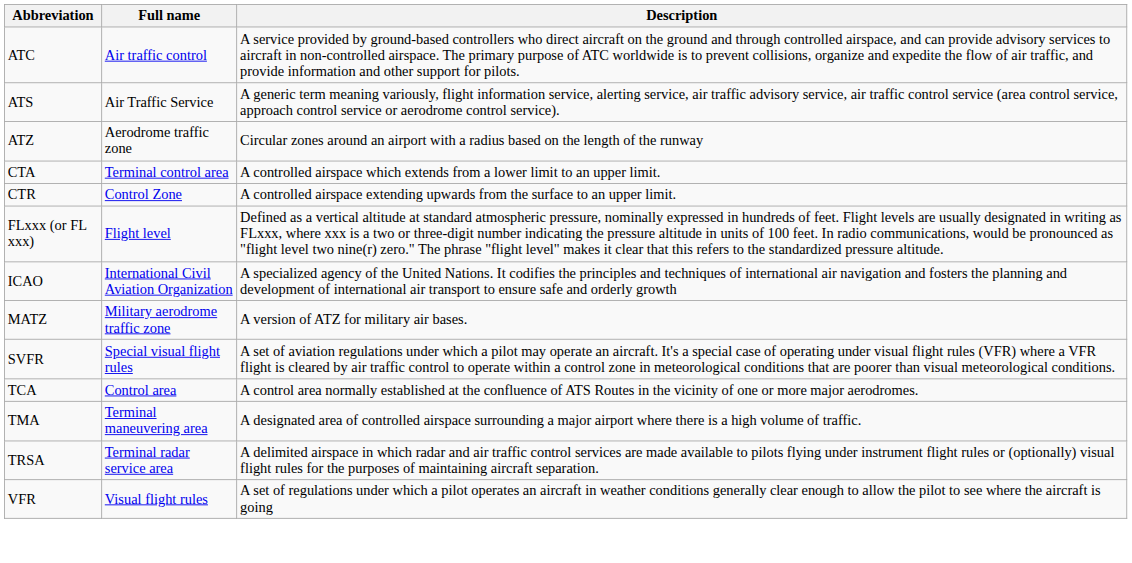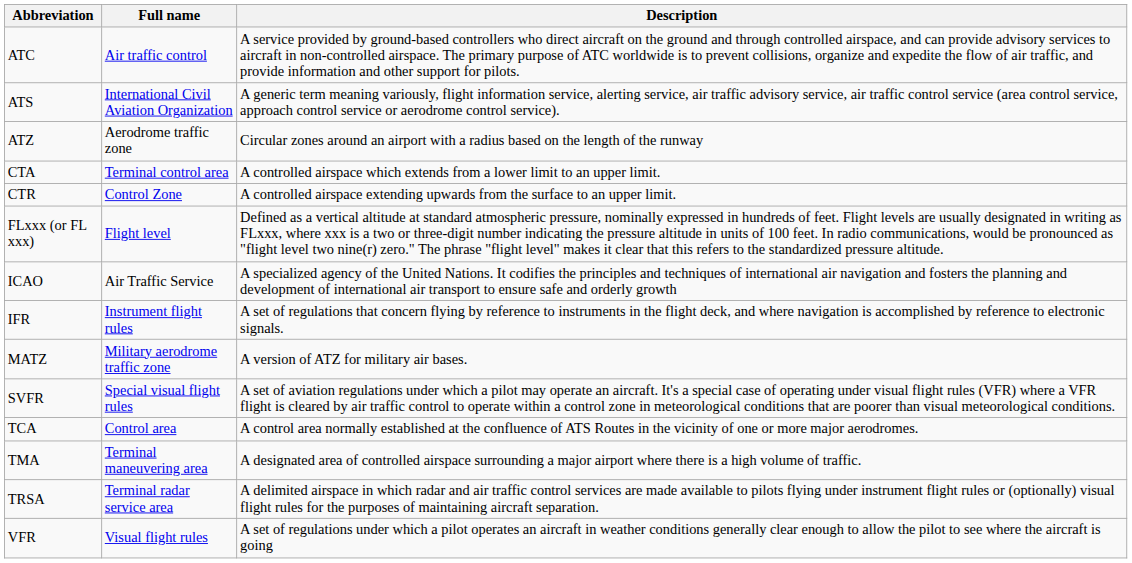(159, 102) Air Traffic Service -> (169, 102) International Civil Aviation Organization
(169, 281) International Civil Aviation Organization -> (159, 281) Air Traffic Service
+ row: (19, 320)
